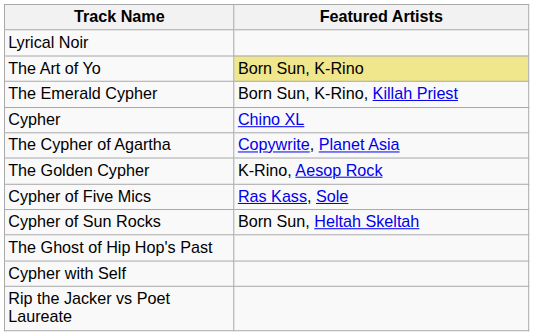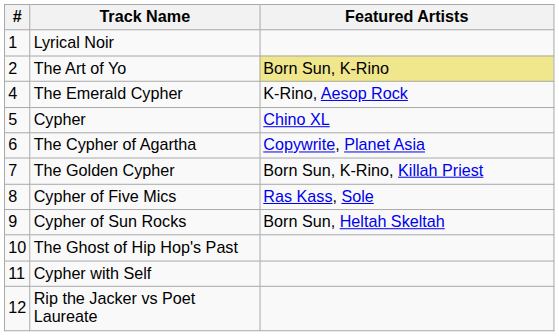+ column: (17, 17)
(348, 94) Born Sun, K-Rino, Killah Priest -> (336, 94) K-Rino, Aesop Rock
(310, 171) K-Rino, Aesop Rock -> (373, 171) Born Sun, K-Rino, Killah Priest
